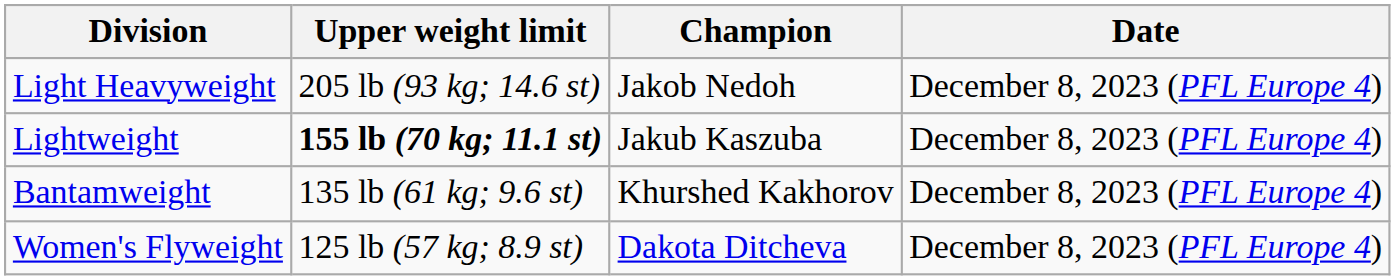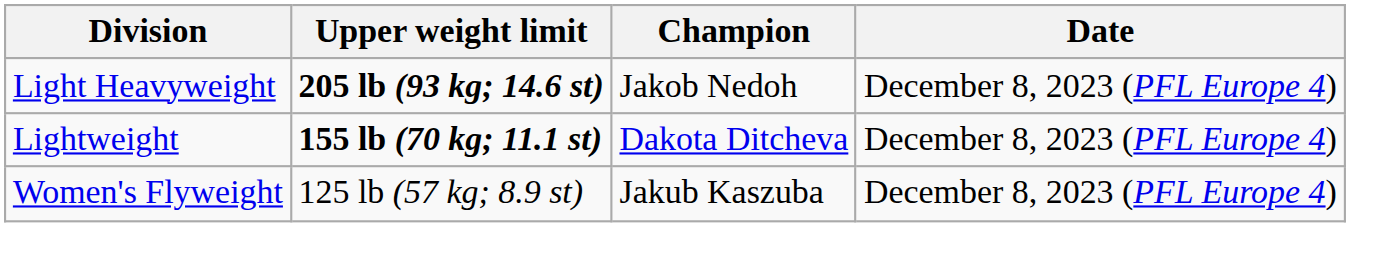(449, 85) normal -> (451, 85) bold
(720, 138) Jakub Kaszuba -> (734, 138) Dakota Ditcheva
- row: (112, 192)
(732, 246) Dakota Ditcheva -> (722, 192) Jakub Kaszuba
